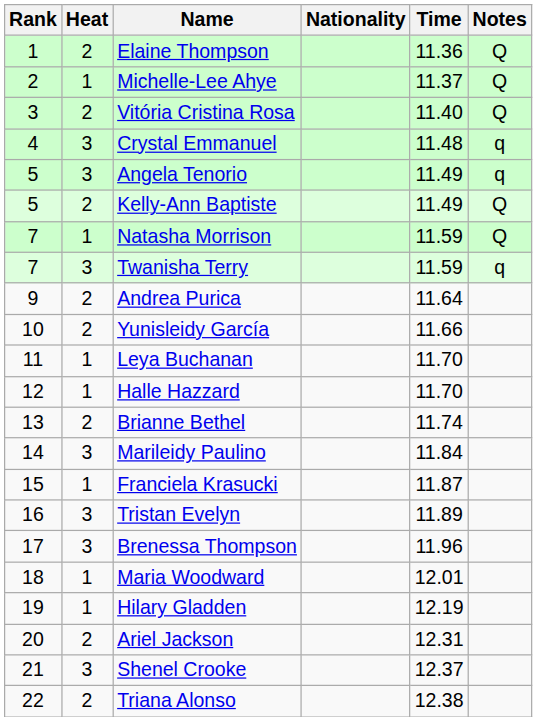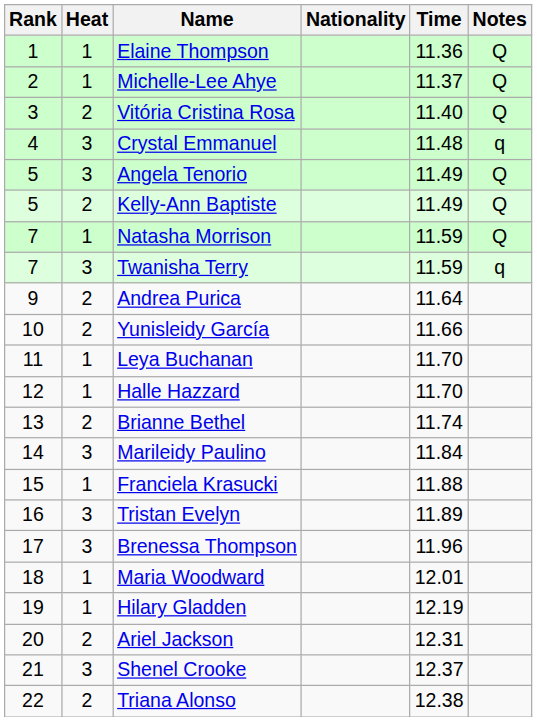(87, 50) 2 -> (87, 50) 1
(500, 174) q -> (500, 174) Q
(439, 484) 11.87 -> (439, 484) 11.88
